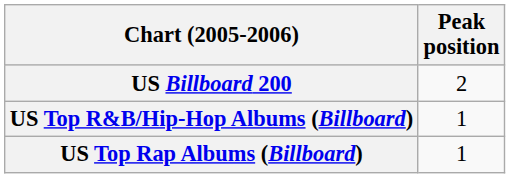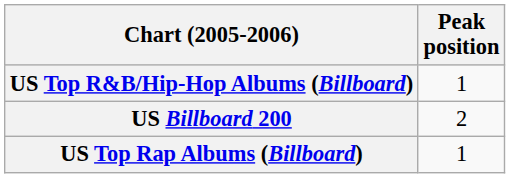rows swapped: (212, 82) <-> (212, 118)
